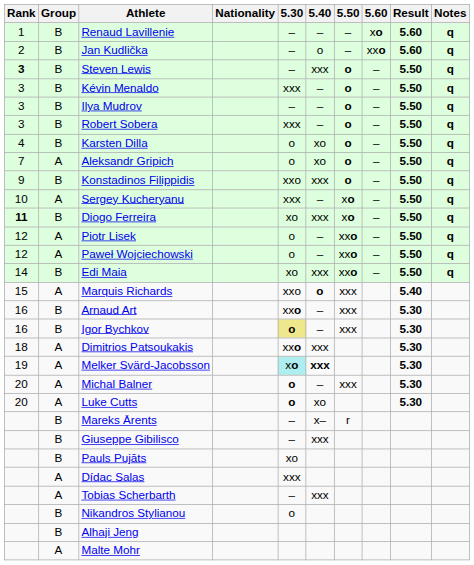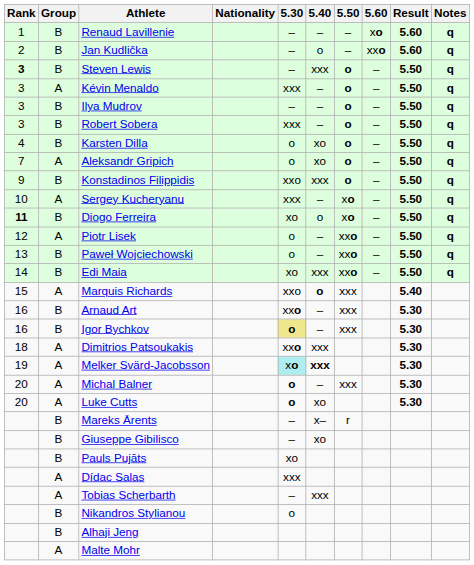(59, 87) B -> (59, 87) A
(320, 217) xxx -> (320, 217) o
(21, 254) 12 -> (21, 254) 13
(59, 254) A -> (59, 254) B
(320, 439) xxx -> (320, 439) xo
